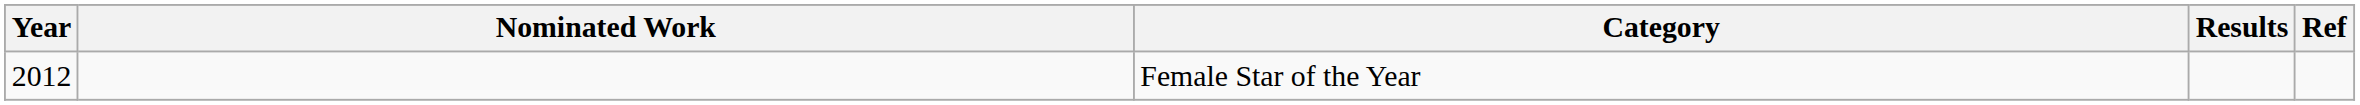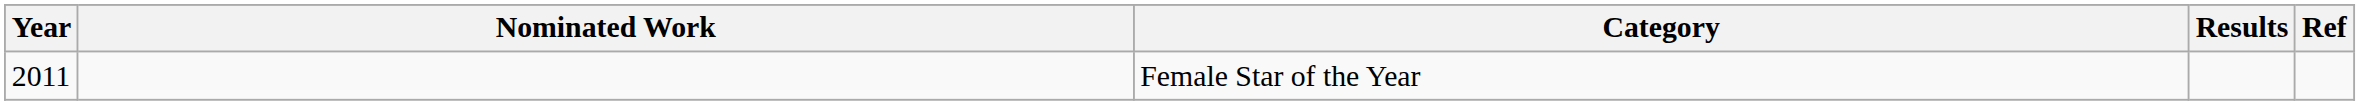(42, 75) 2012 -> (41, 75) 2011
